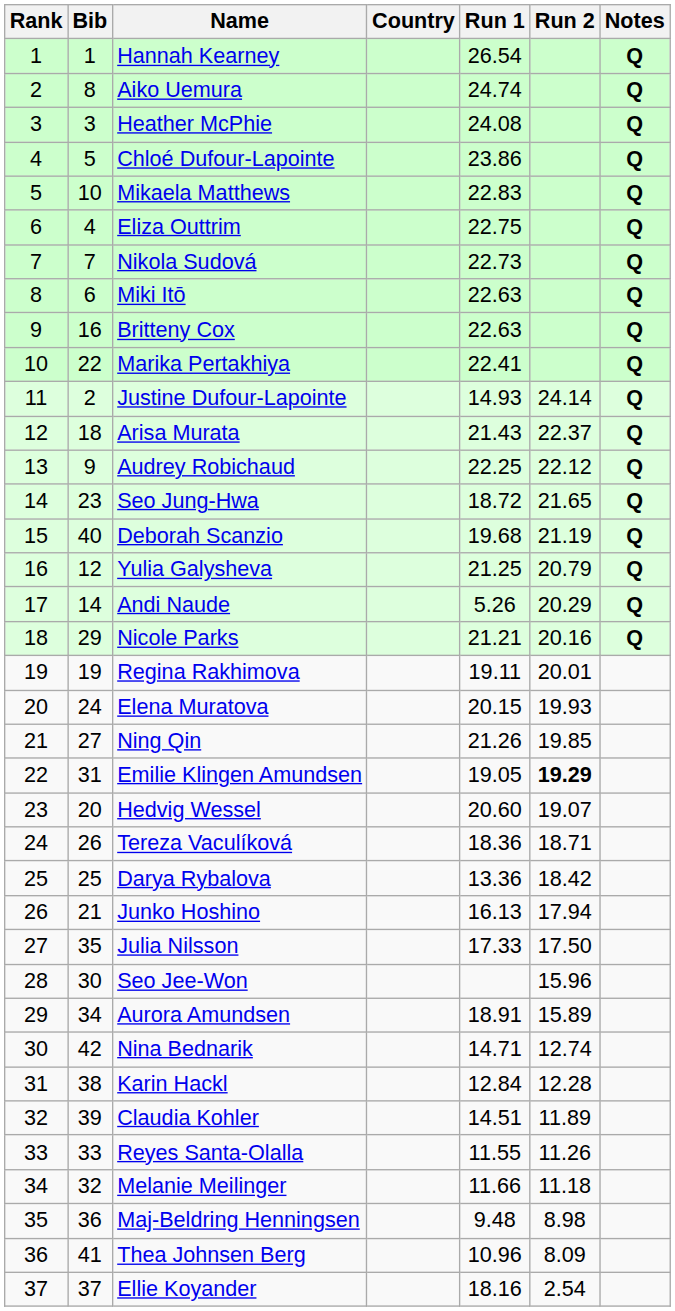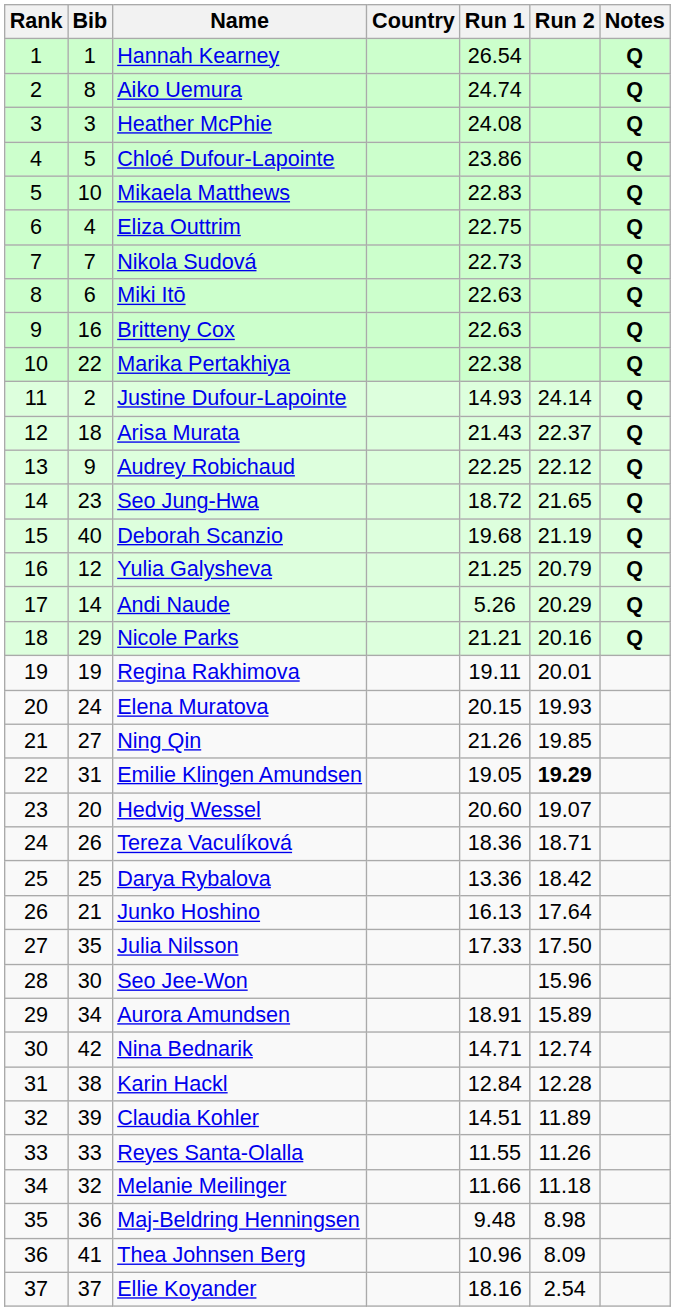(495, 364) 22.41 -> (495, 364) 22.38
(565, 912) 17.94 -> (565, 912) 17.64
